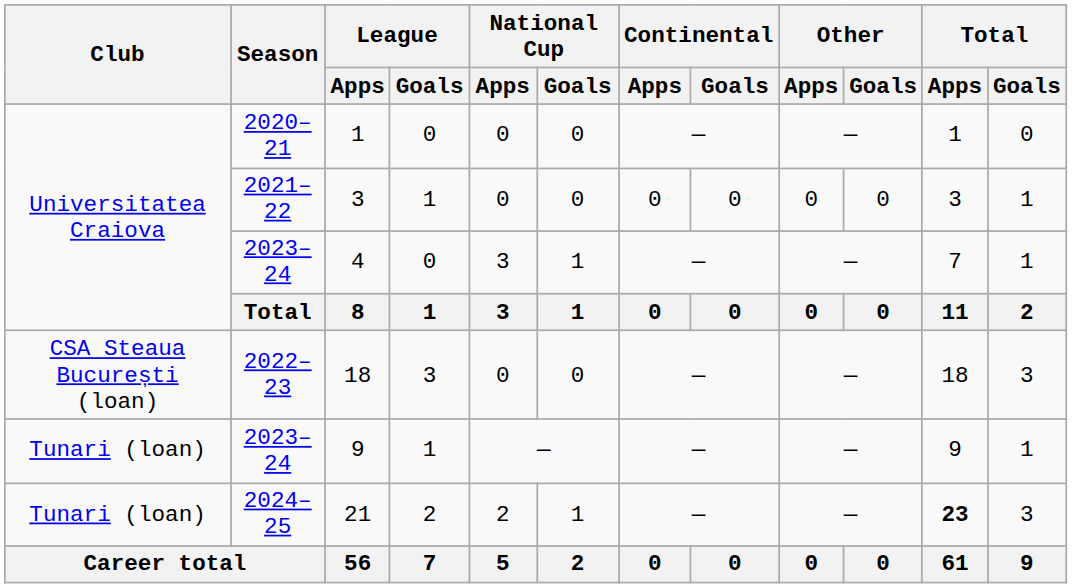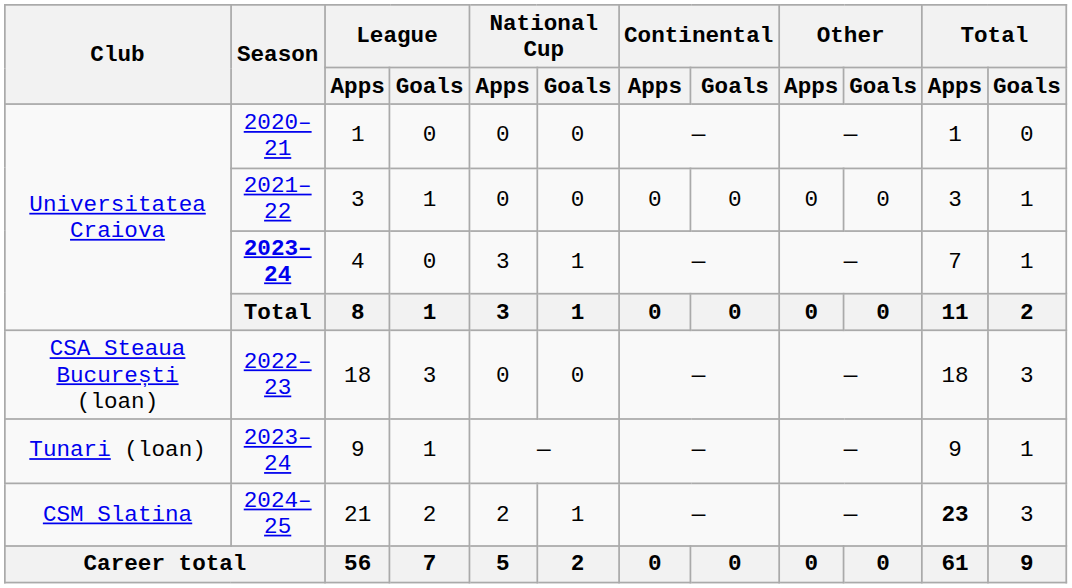(278, 262) normal -> (278, 262) bold
(118, 514) Tunari (loan) -> (118, 514) CSM Slatina
